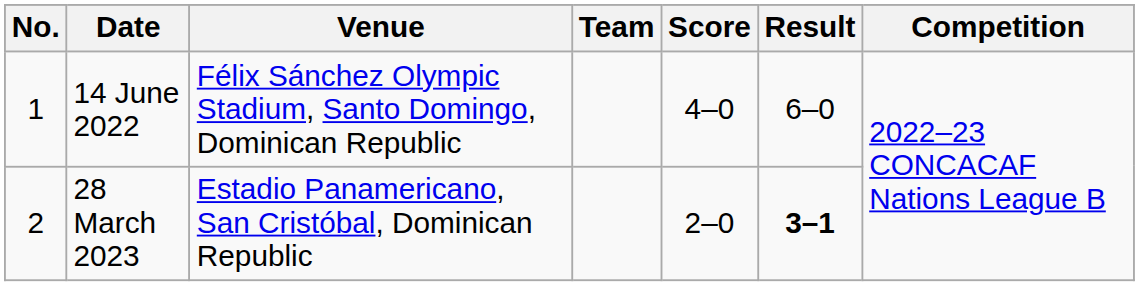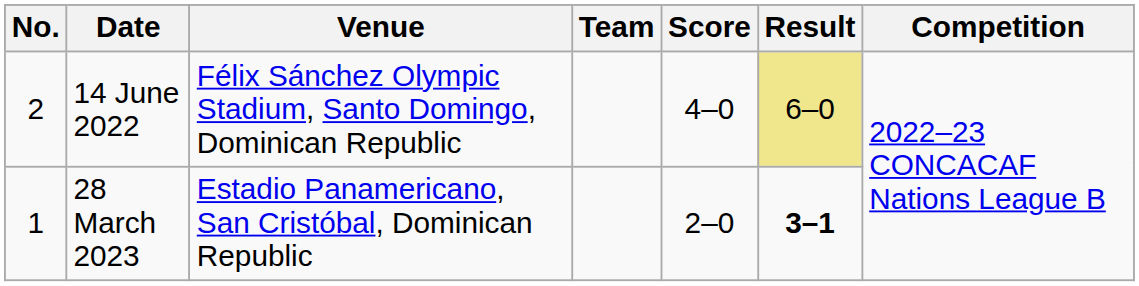(36, 108) 1 -> (36, 108) 2
(810, 108) no background -> (810, 108) khaki background
(36, 222) 2 -> (36, 222) 1
